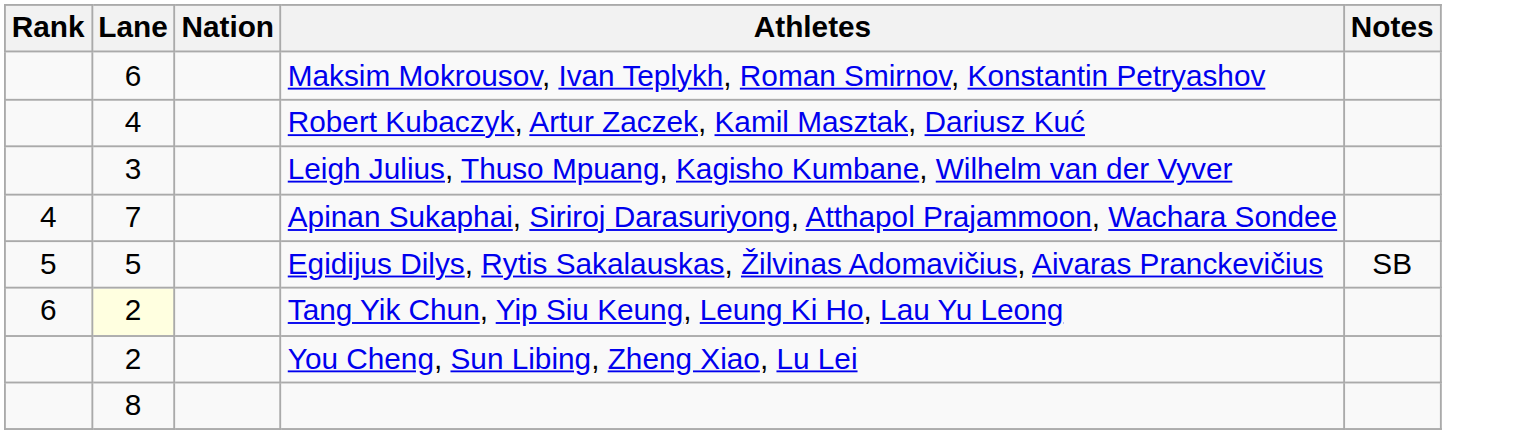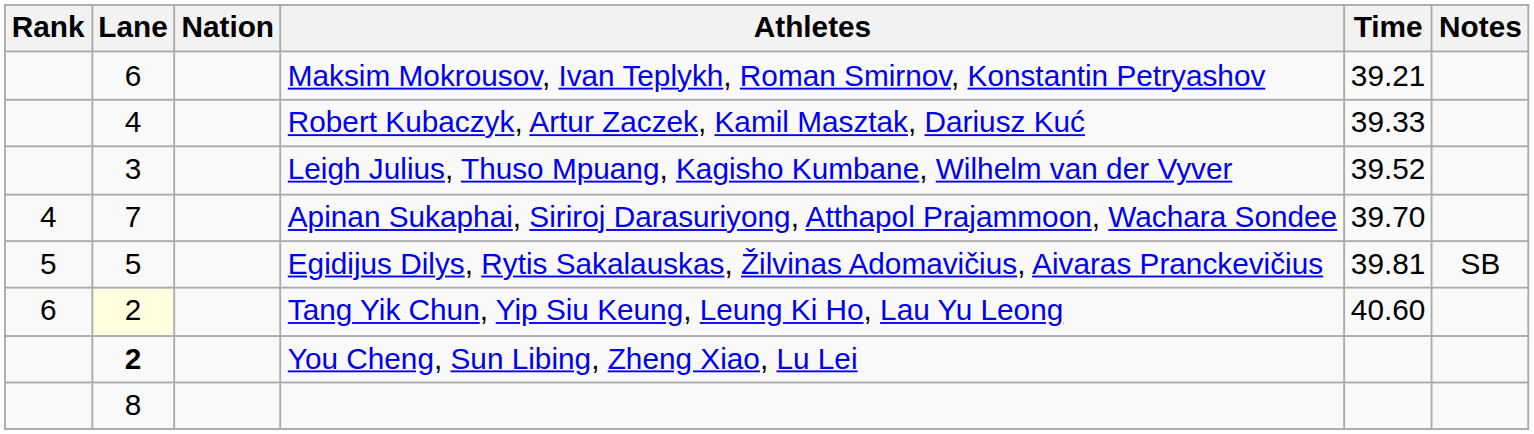+ column: (1388, 28)
(133, 358) normal -> (133, 358) bold
